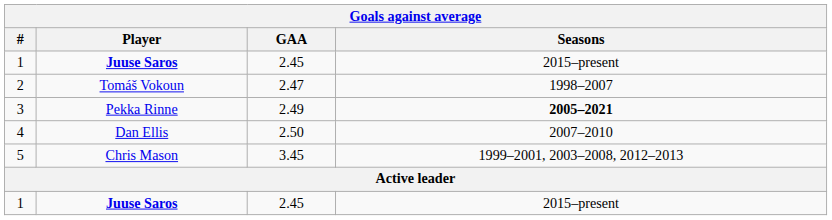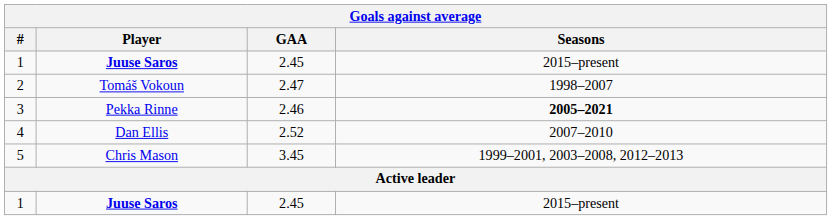(291, 109) 2.49 -> (291, 109) 2.46
(291, 132) 2.50 -> (291, 132) 2.52
